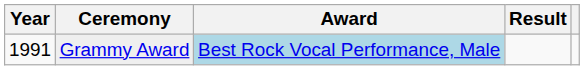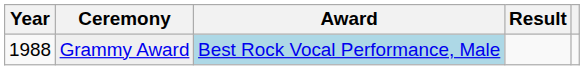(30, 49) 1991 -> (30, 49) 1988
